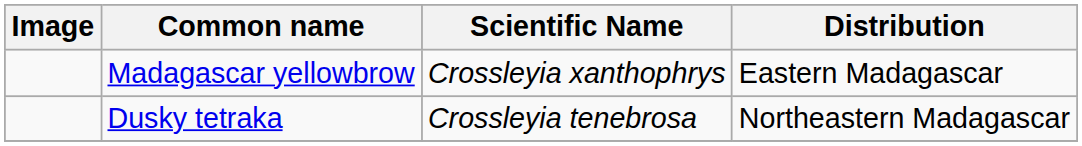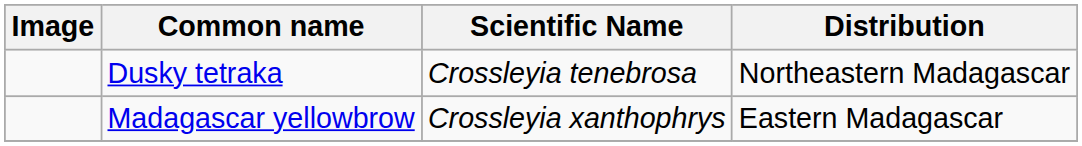rows swapped: (261, 72) <-> (195, 118)
